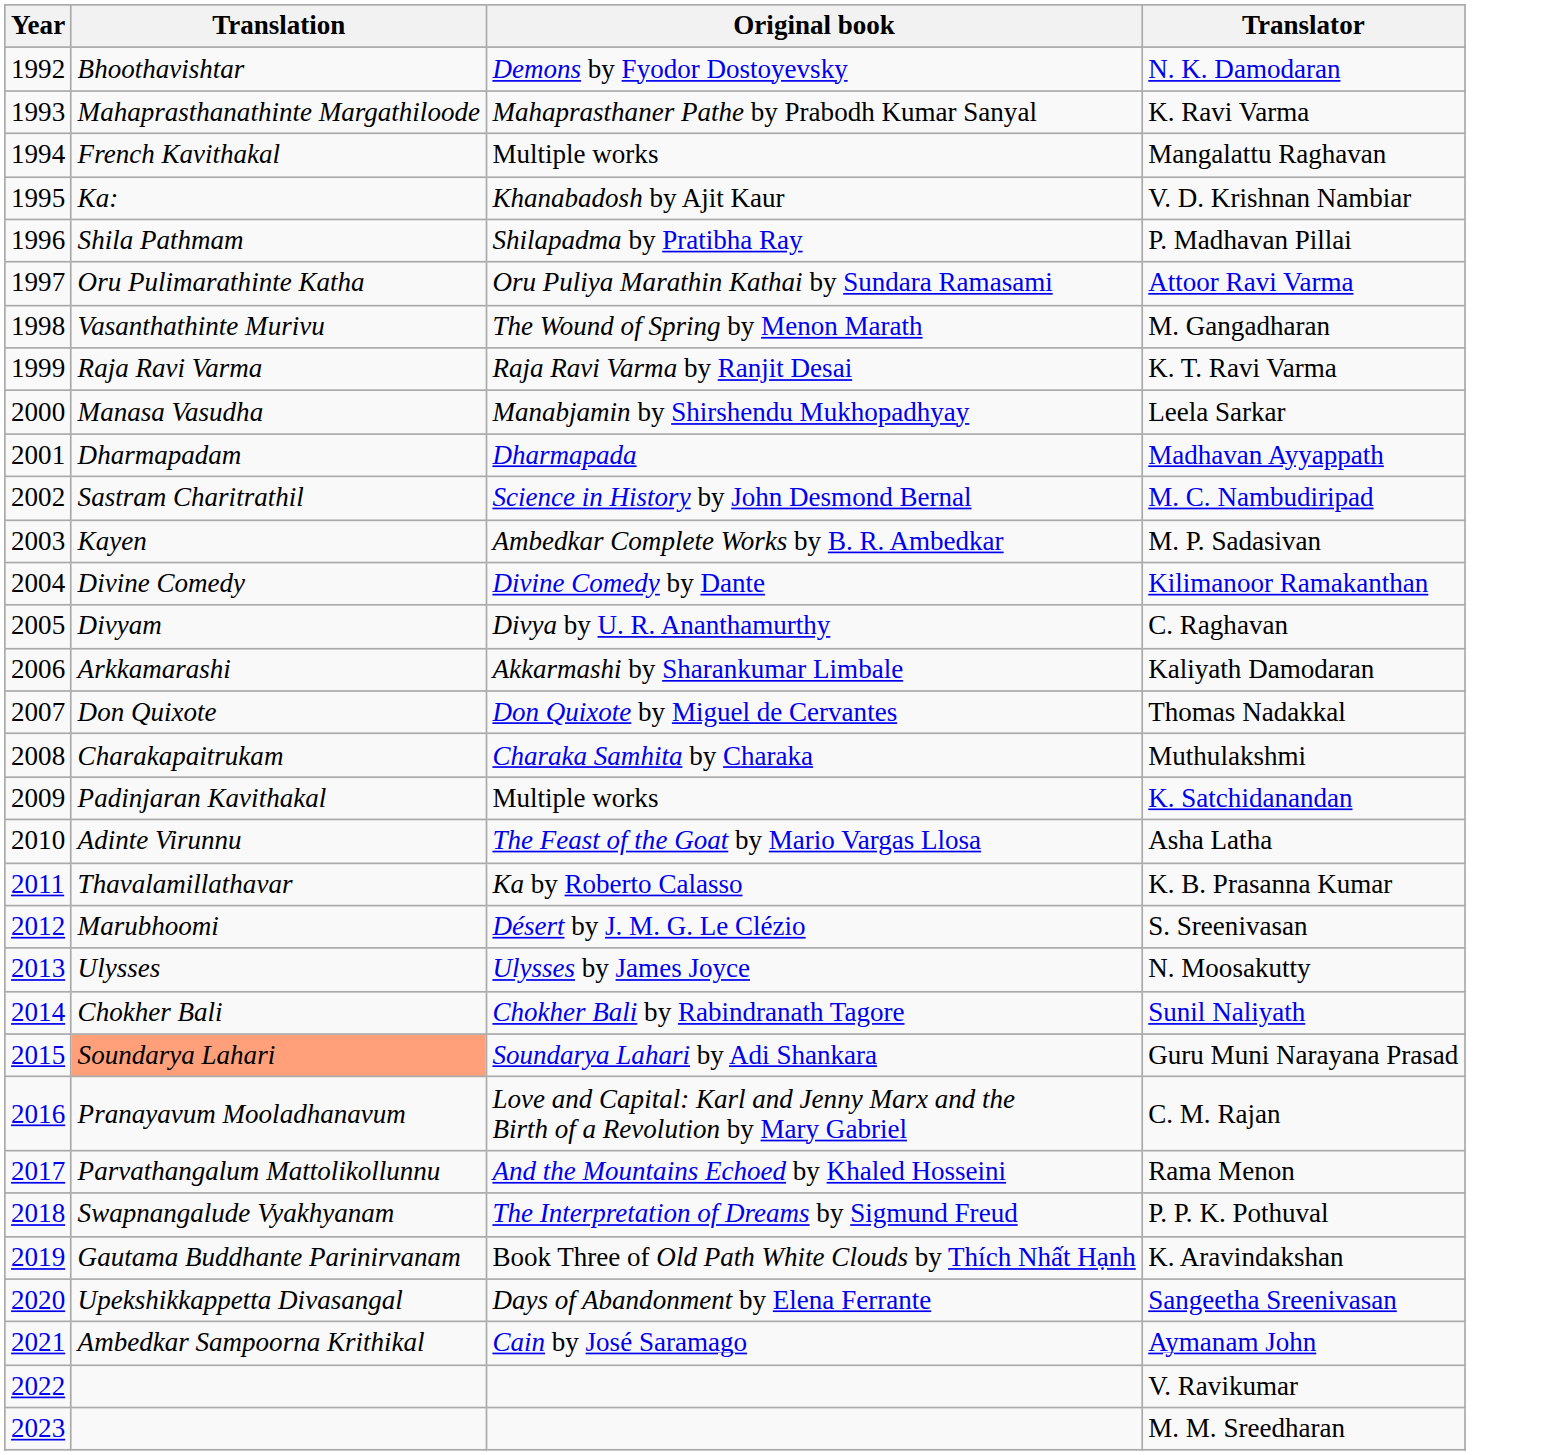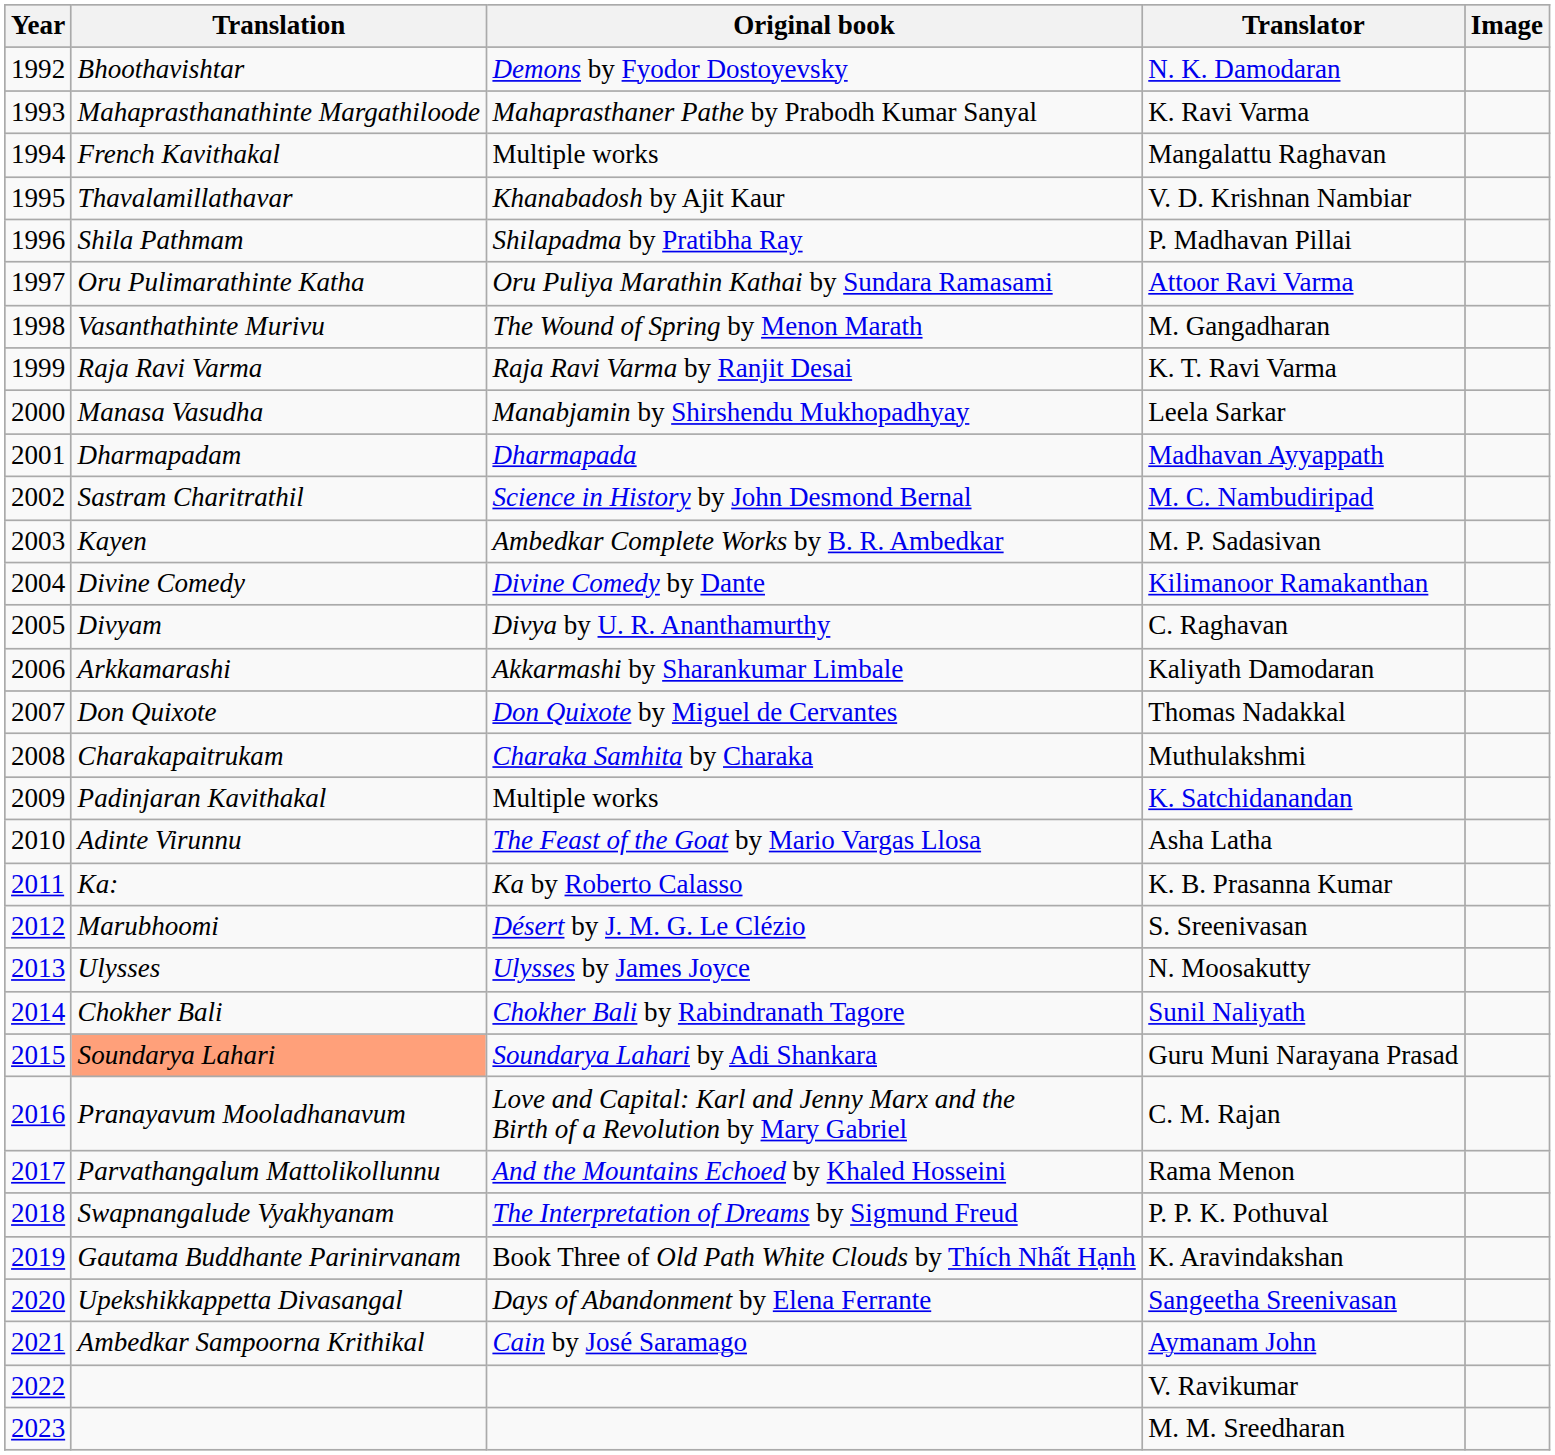+ column: (1507, 25)
(98, 197) Ka: -> (185, 197) Thavalamillathavar
(185, 883) Thavalamillathavar -> (98, 883) Ka:
